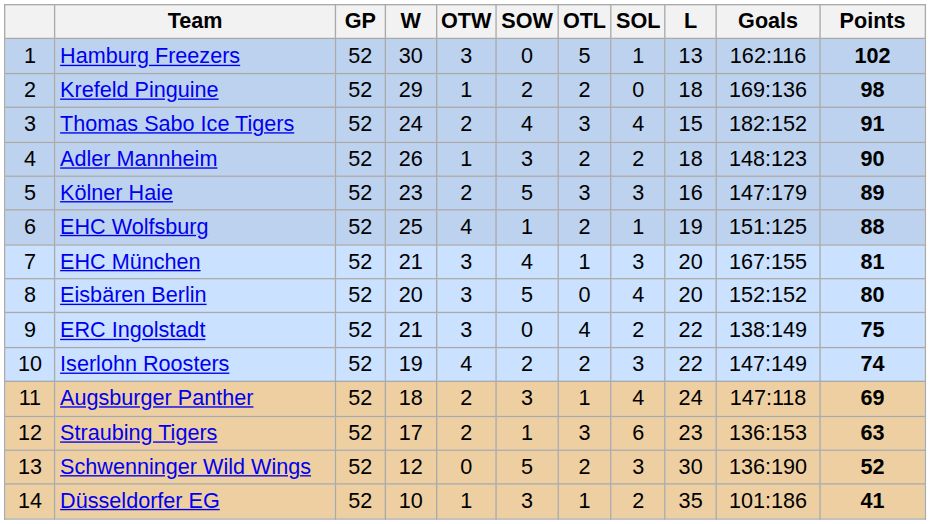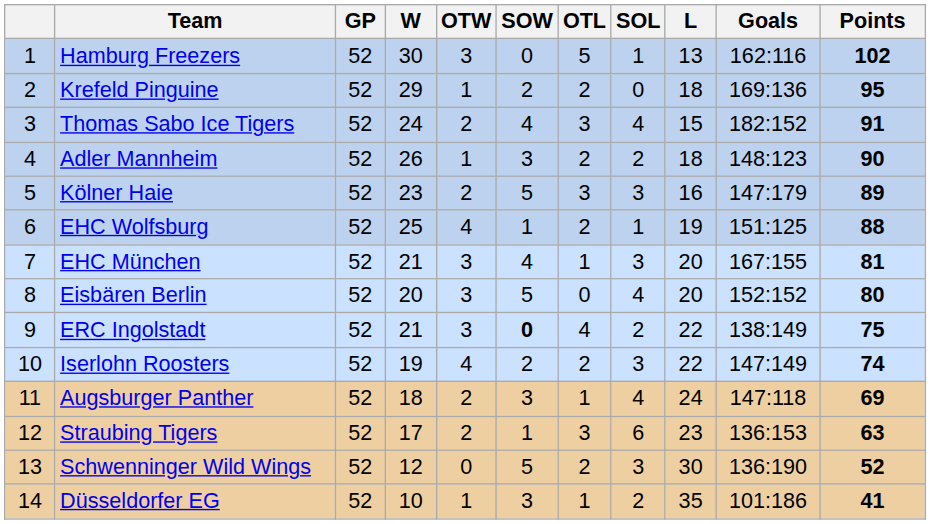(873, 90) 98 -> (873, 90) 95
(527, 329) normal -> (527, 329) bold
